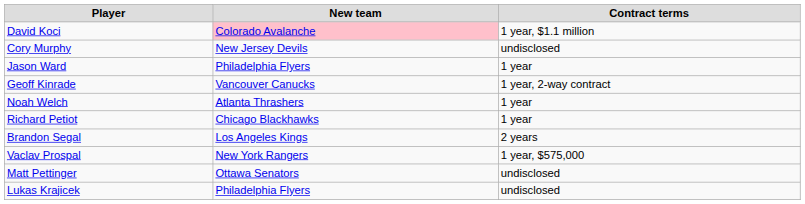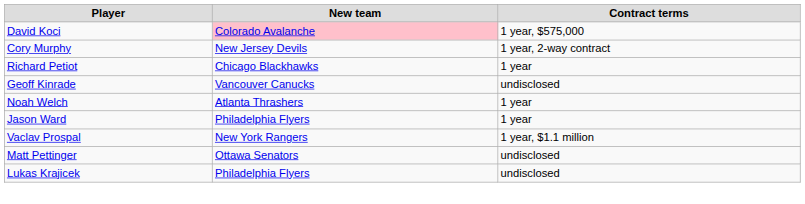(547, 31) 1 year, $1.1 million -> (542, 31) 1 year, $575,000
(530, 48) undisclosed -> (555, 48) 1 year, 2-way contract
rows swapped: (42, 119) <-> (37, 66)
(556, 84) 1 year, 2-way contract -> (530, 84) undisclosed
- row: (44, 137)
(543, 155) 1 year, $575,000 -> (547, 137) 1 year, $1.1 million
